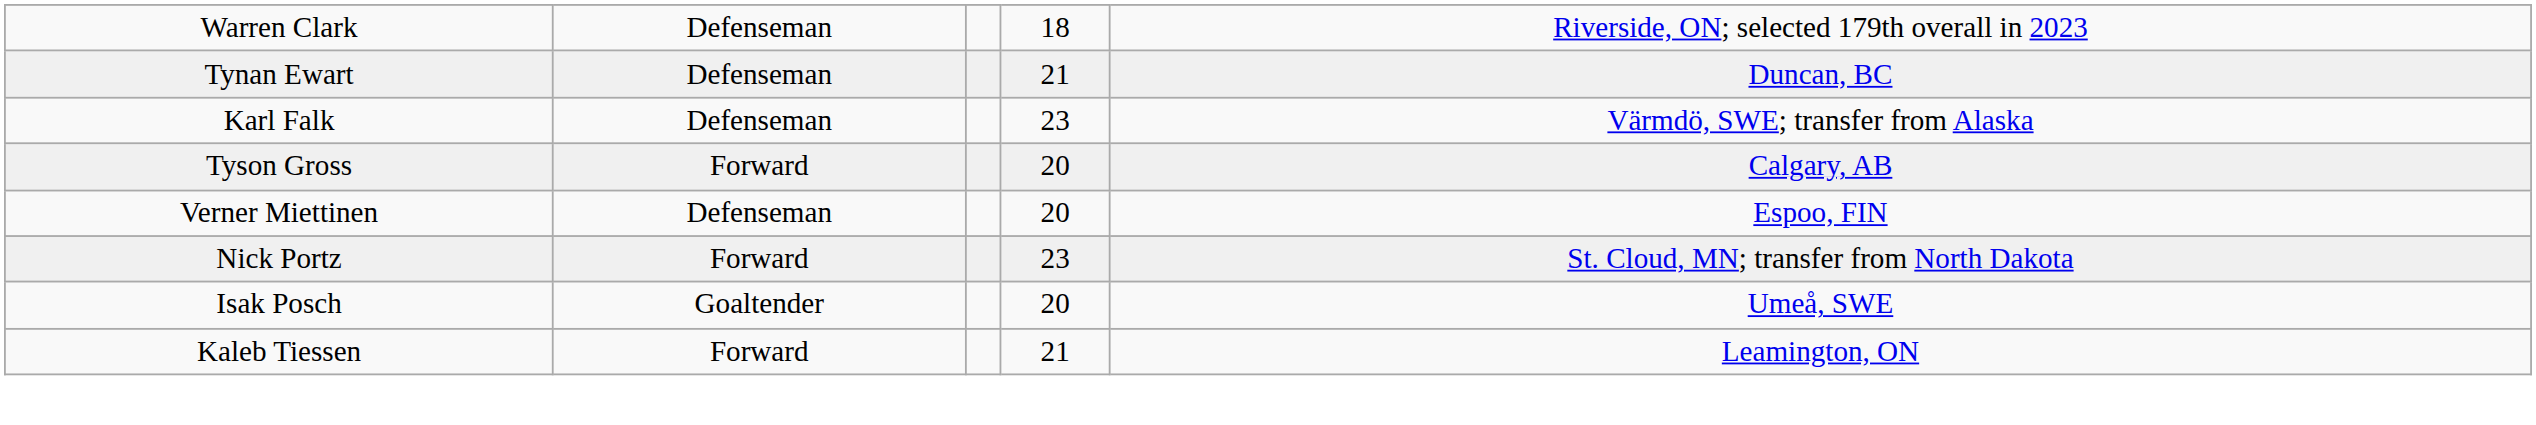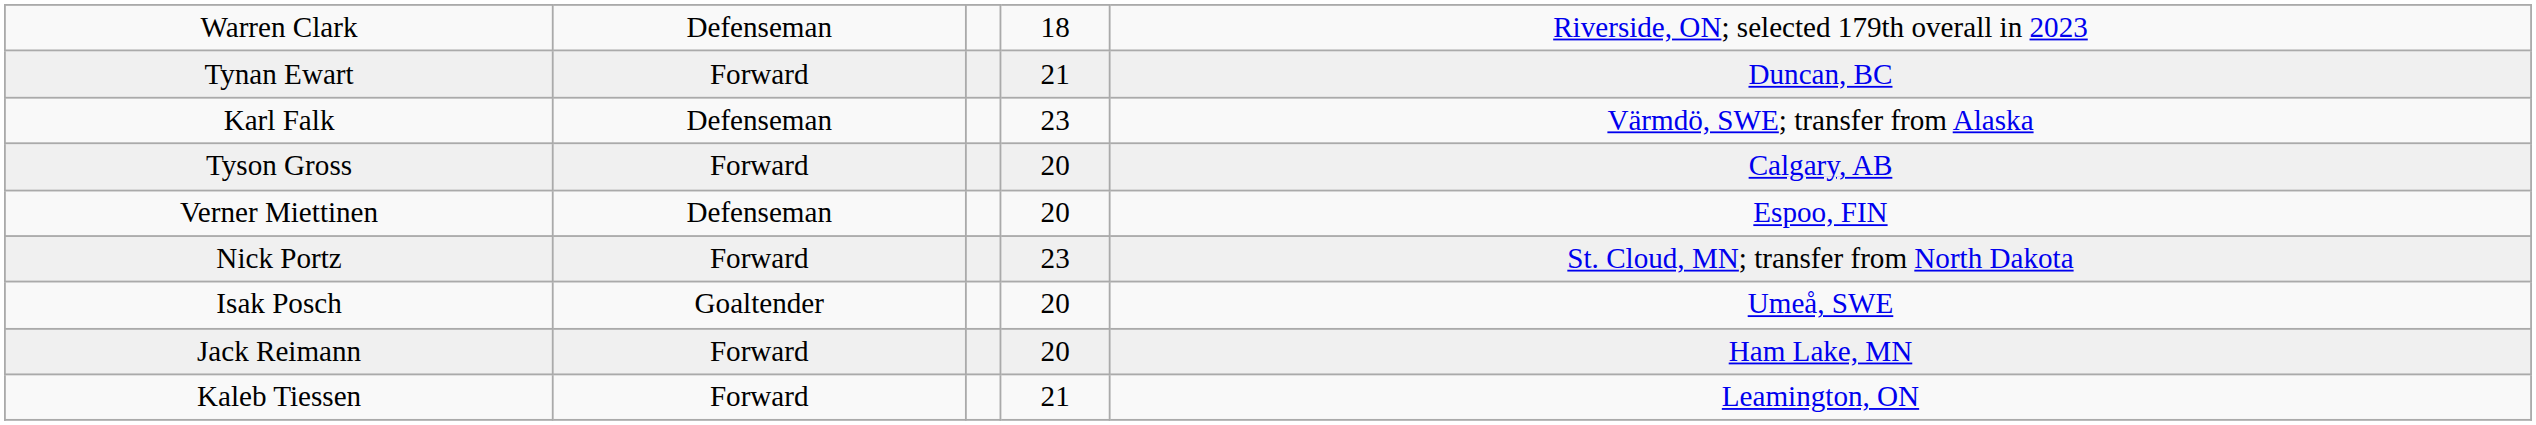(759, 73) Defenseman -> (759, 73) Forward
+ row: (279, 350)
